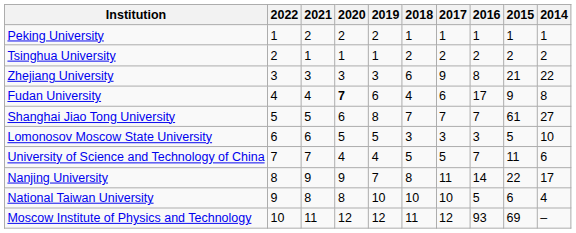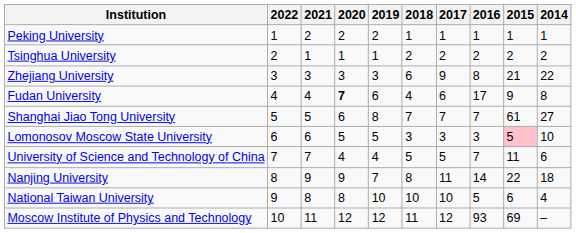(510, 137) no background -> (510, 137) pink background
(547, 177) 17 -> (547, 177) 18
